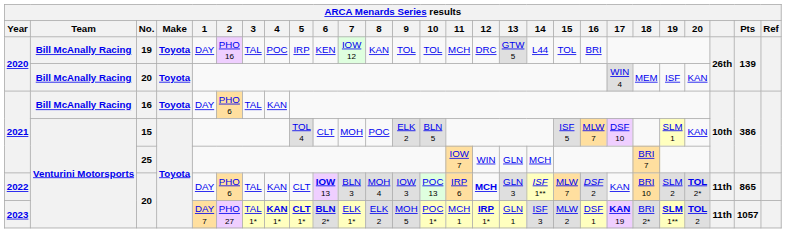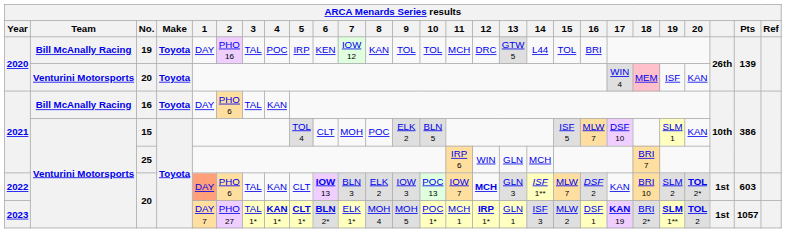(84, 77) Bill McAnally Racing -> (84, 77) Venturini Motorsports
(646, 77) no background -> (646, 77) pink background
(459, 159) IOW 7 -> (459, 159) IRP 6
(205, 187) no background -> (205, 187) lightsalmon background
(379, 187) MOH 4 -> (379, 187) ELK 2
(459, 187) IRP 6 -> (459, 187) IOW 7
(722, 187) 11th -> (722, 187) 1st
(748, 187) 865 -> (748, 187) 603
(379, 214) ELK 2 -> (379, 214) MOH 4
(722, 214) 11th -> (722, 214) 1st
